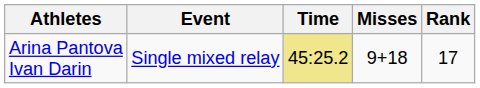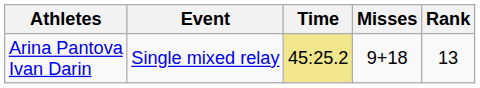(448, 58) 17 -> (448, 58) 13
